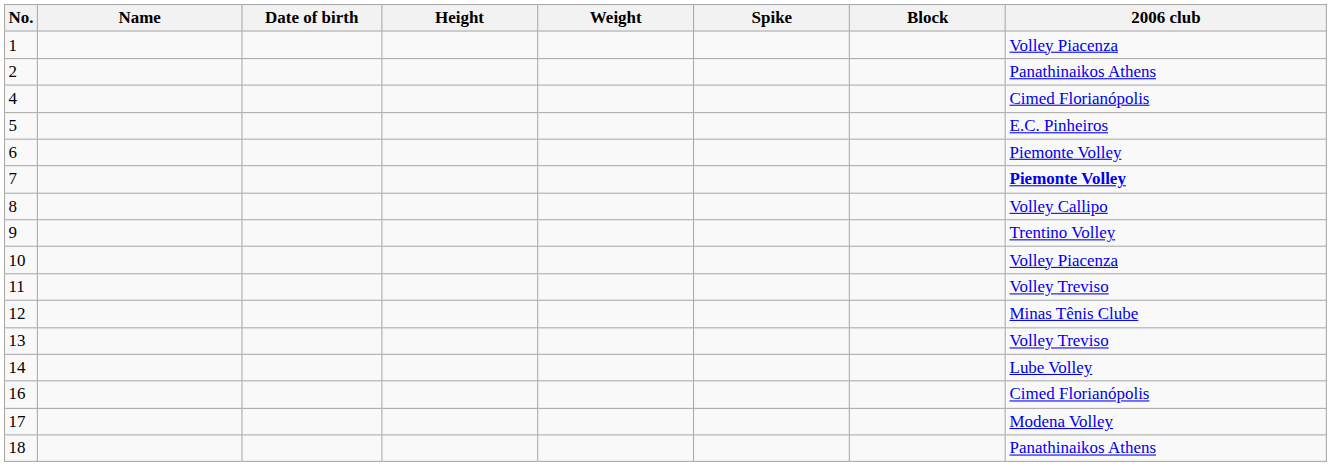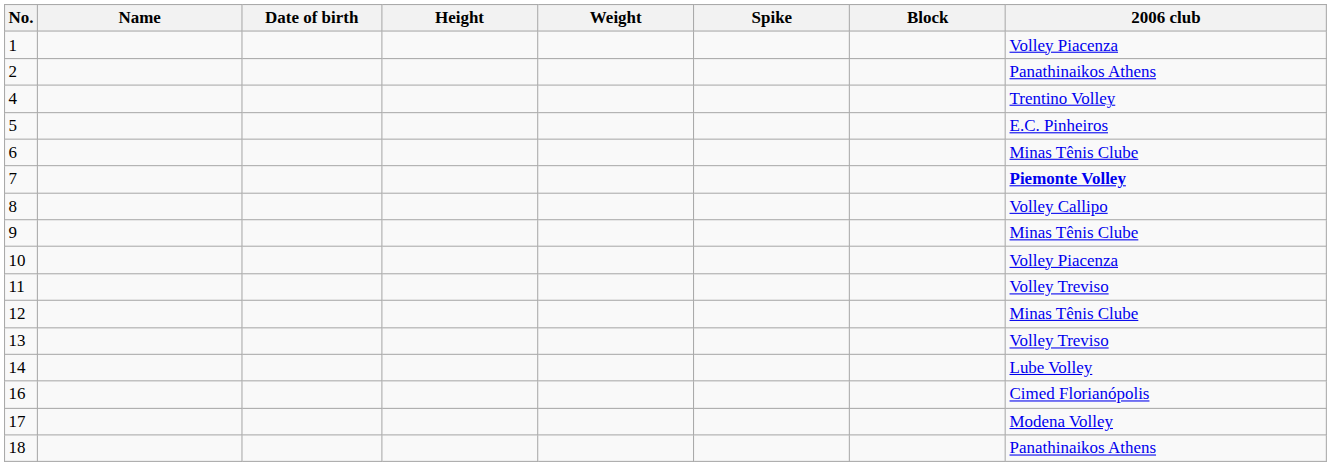(1079, 98) Cimed Florianópolis -> (1062, 98) Trentino Volley
(1066, 152) Piemonte Volley -> (1074, 152) Minas Tênis Clube
(1062, 233) Trentino Volley -> (1074, 233) Minas Tênis Clube
